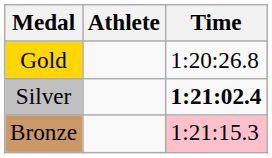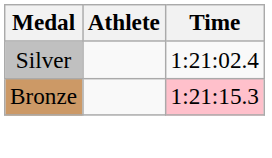- row: (44, 59)
(216, 96) bold -> (215, 59) normal
